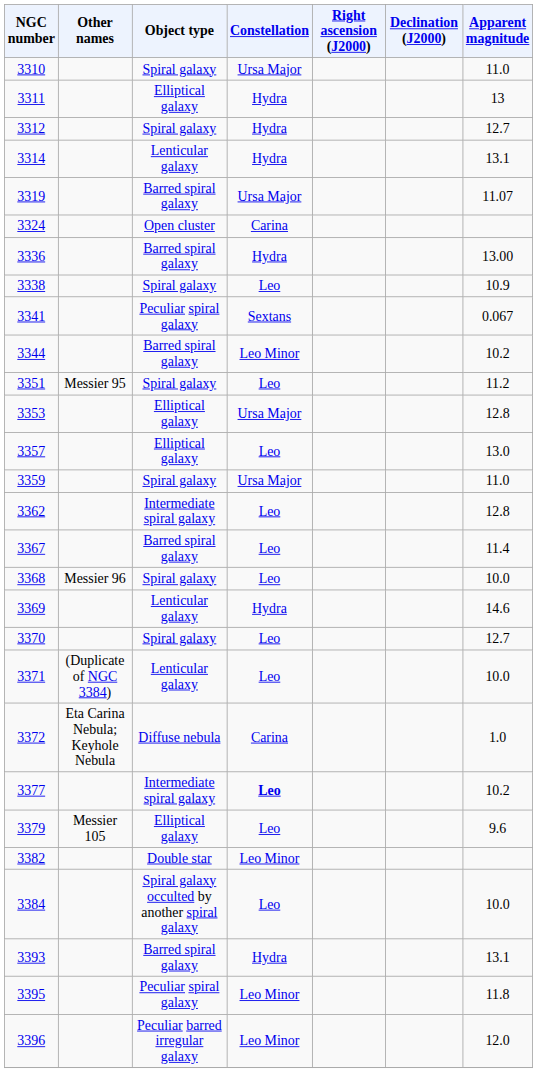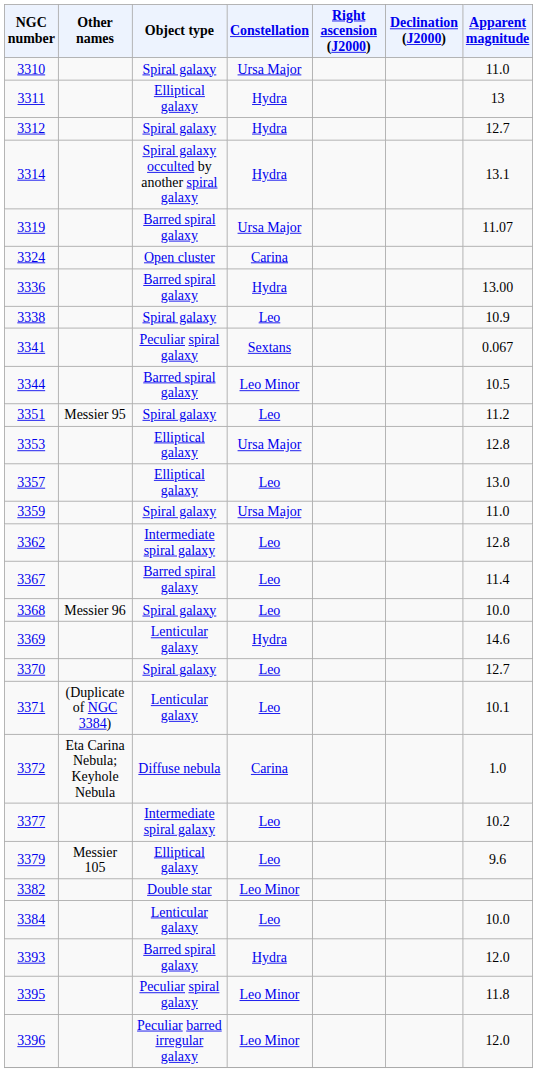(179, 158) Lenticular galaxy -> (179, 174) Spiral galaxy occulted by another spiral galaxy
(498, 353) 10.2 -> (498, 385) 10.5
(498, 676) 10.0 -> (498, 707) 10.1
(269, 790) bold -> (269, 822) normal
(179, 904) Spiral galaxy occulted by another spiral galaxy -> (179, 919) Lenticular galaxy
(498, 957) 13.1 -> (498, 957) 12.0
